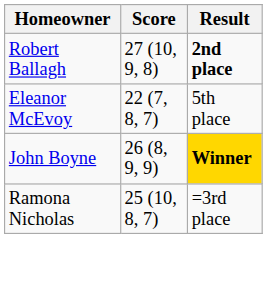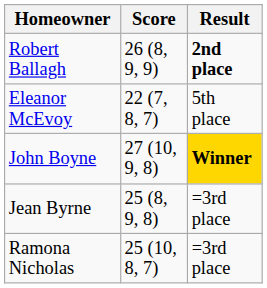(151, 58) 27 (10, 9, 8) -> (146, 58) 26 (8, 9, 9)
(146, 158) 26 (8, 9, 9) -> (151, 158) 27 (10, 9, 8)
+ row: (50, 208)
